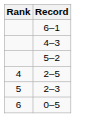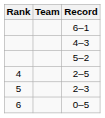+ column: (47, 12)
